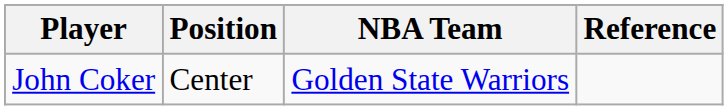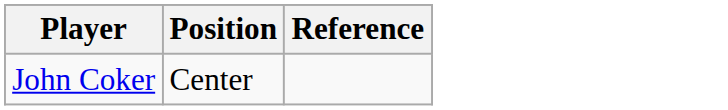- column: (430, 29)
